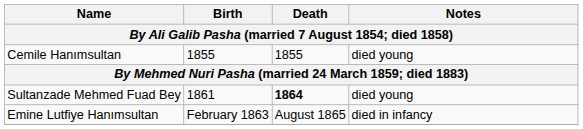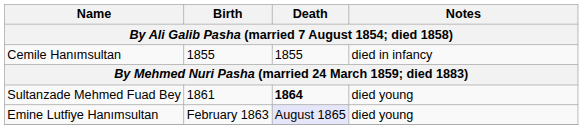(382, 54) died young -> (392, 54) died in infancy
(310, 114) no background -> (310, 114) lavender background
(392, 114) died in infancy -> (382, 114) died young
